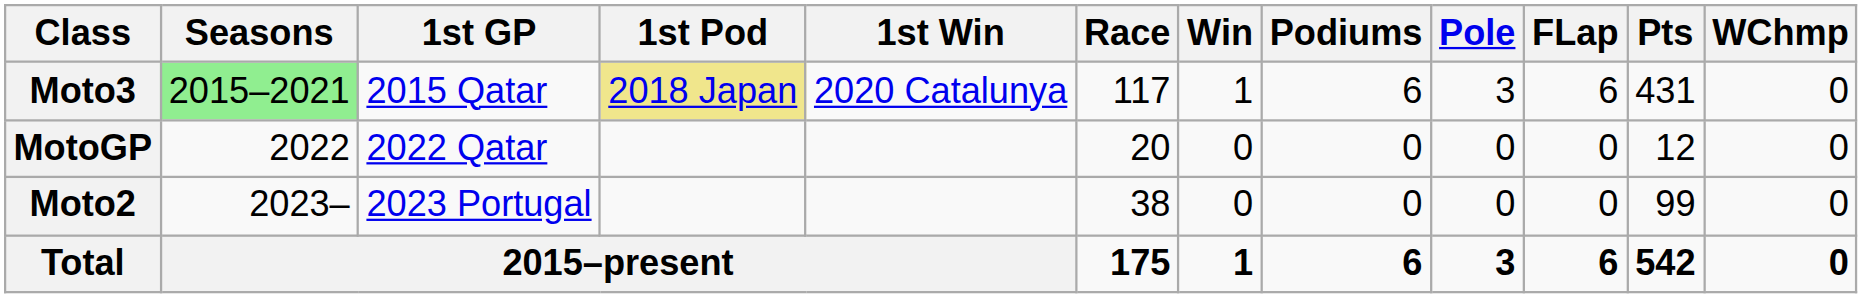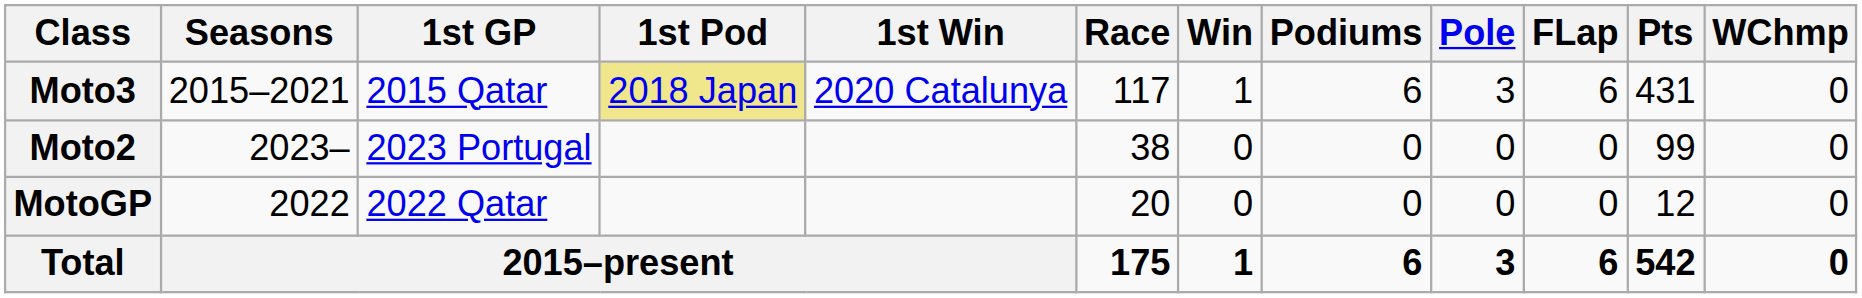(259, 90) lightgreen background -> (259, 90) no background
rows swapped: (83, 205) <-> (83, 147)
